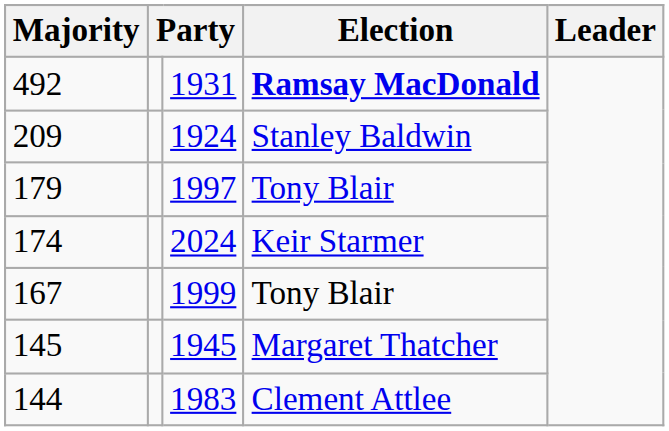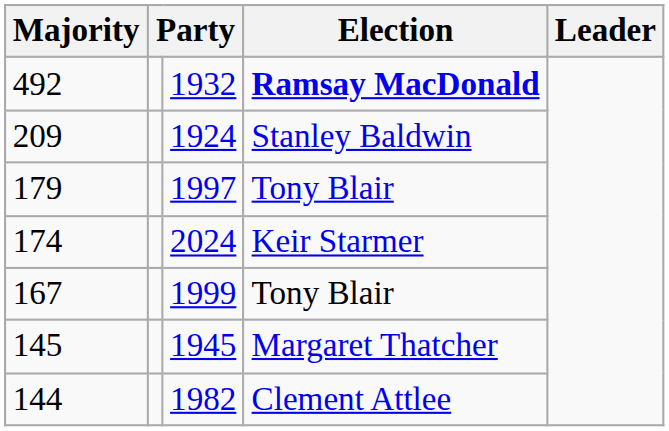(203, 83) 1931 -> (203, 83) 1932
(203, 398) 1983 -> (203, 398) 1982
